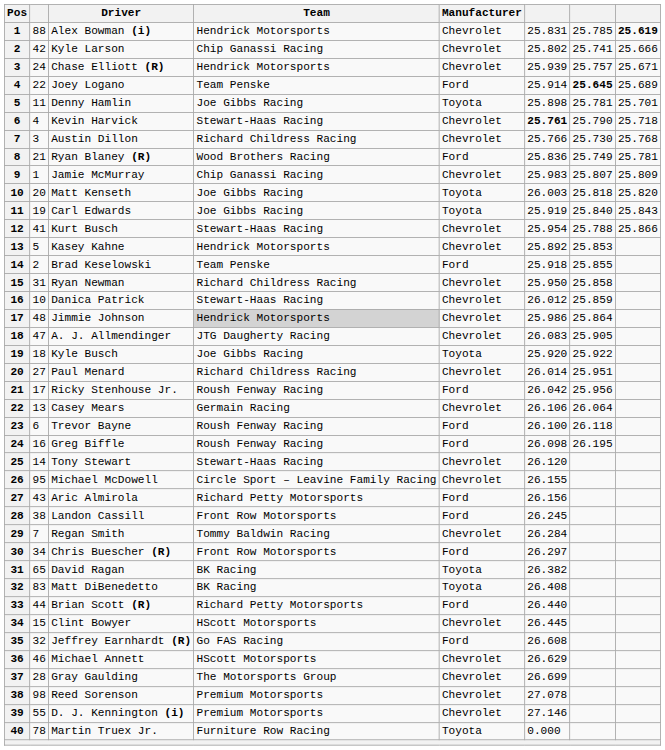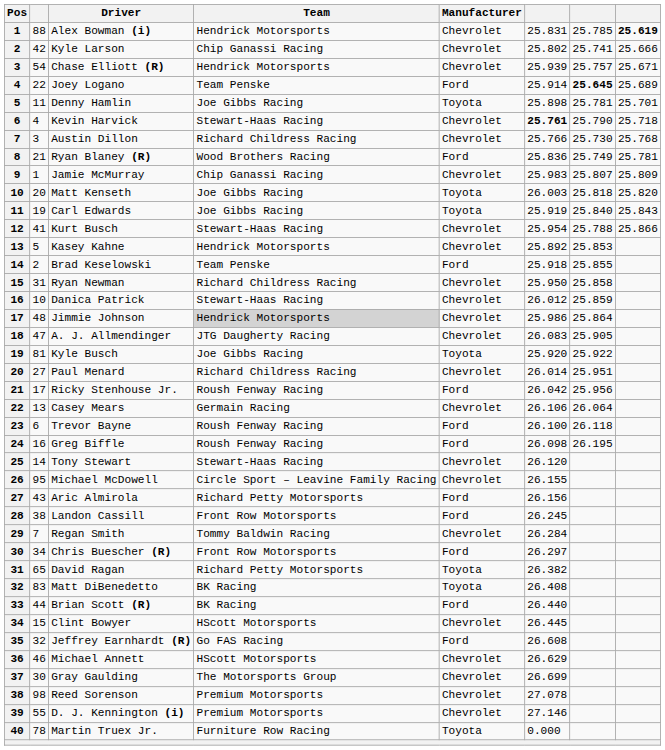(39, 68) 24 -> (39, 68) 54
(39, 355) 18 -> (39, 355) 81
(227, 570) BK Racing -> (280, 570) Richard Petty Motorsports
(280, 606) Richard Petty Motorsports -> (227, 606) BK Racing
(39, 678) 28 -> (39, 678) 30
